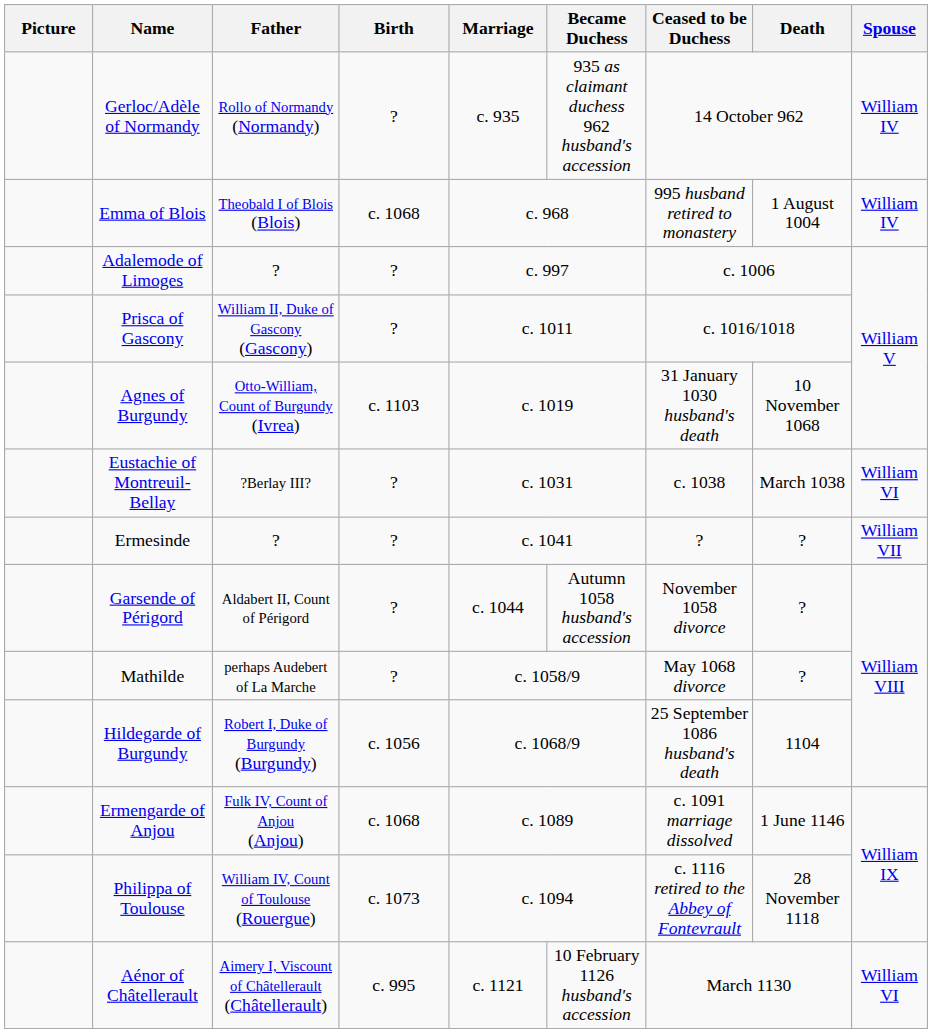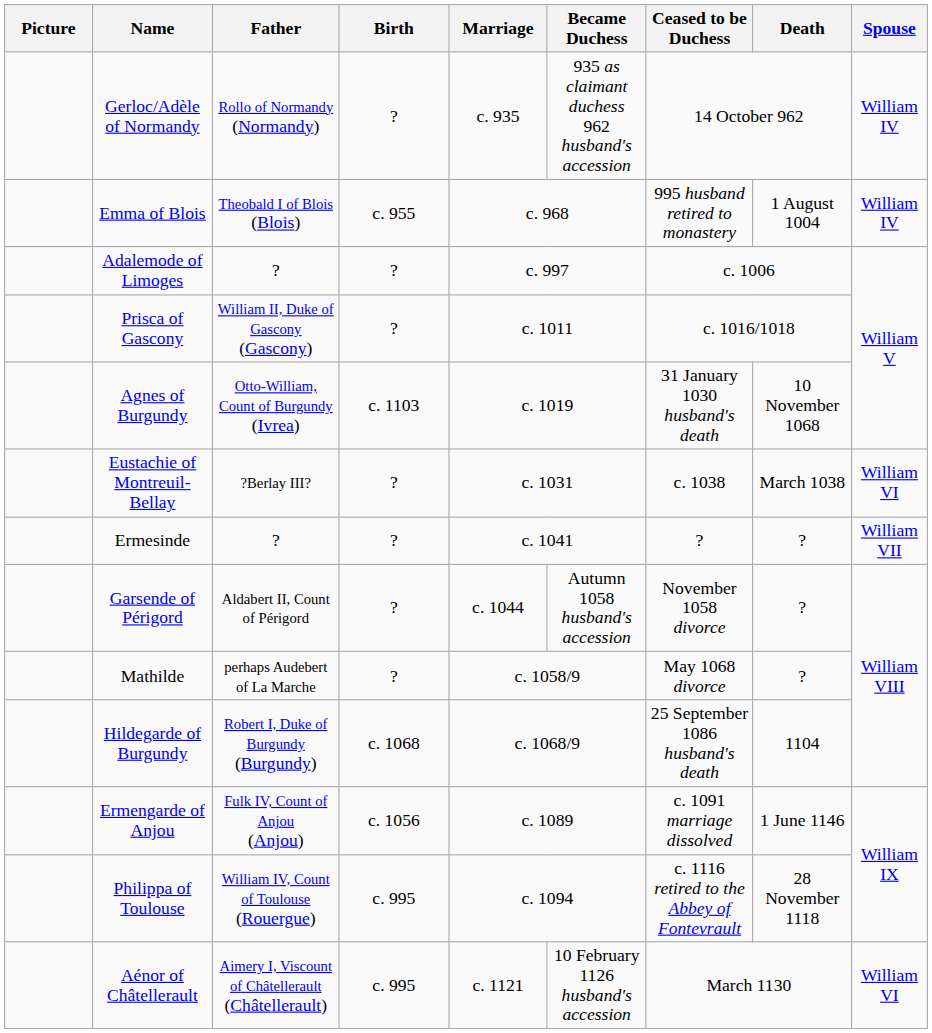(394, 212) c. 1068 -> (394, 212) c. 955
(394, 743) c. 1056 -> (394, 743) c. 1068
(394, 820) c. 1068 -> (394, 820) c. 1056
(394, 897) c. 1073 -> (394, 897) c. 995
